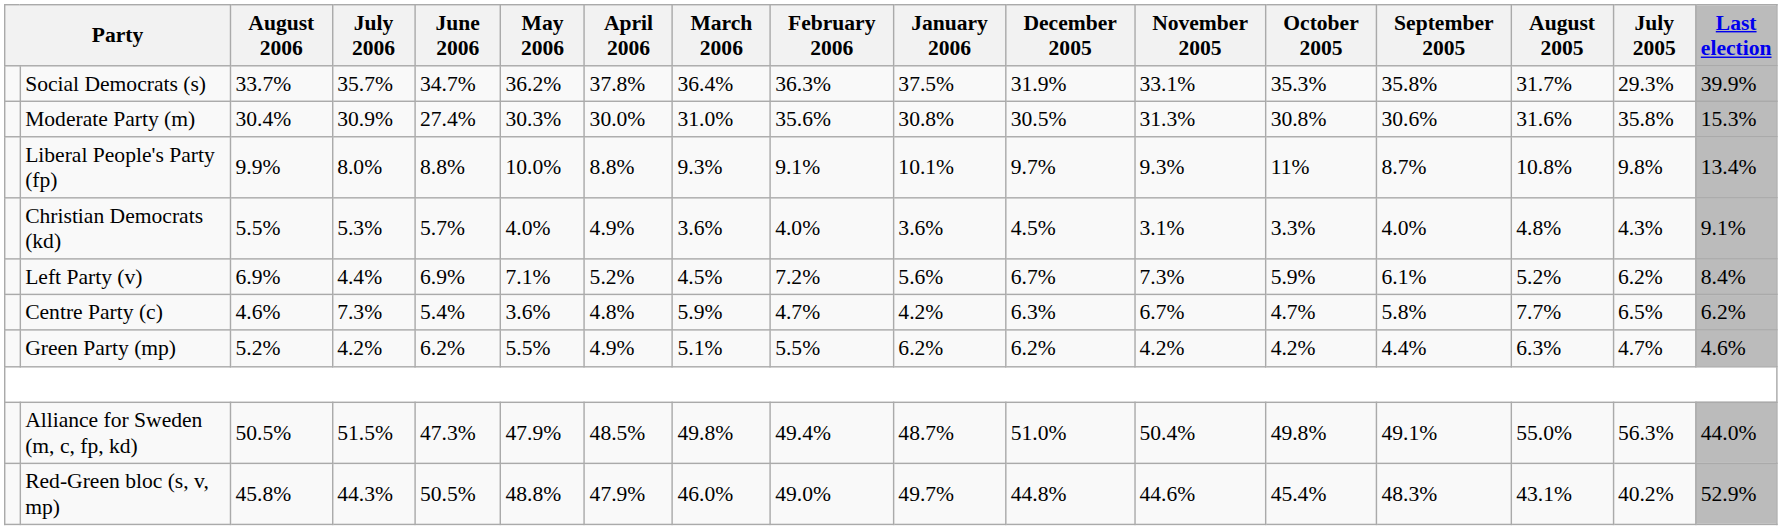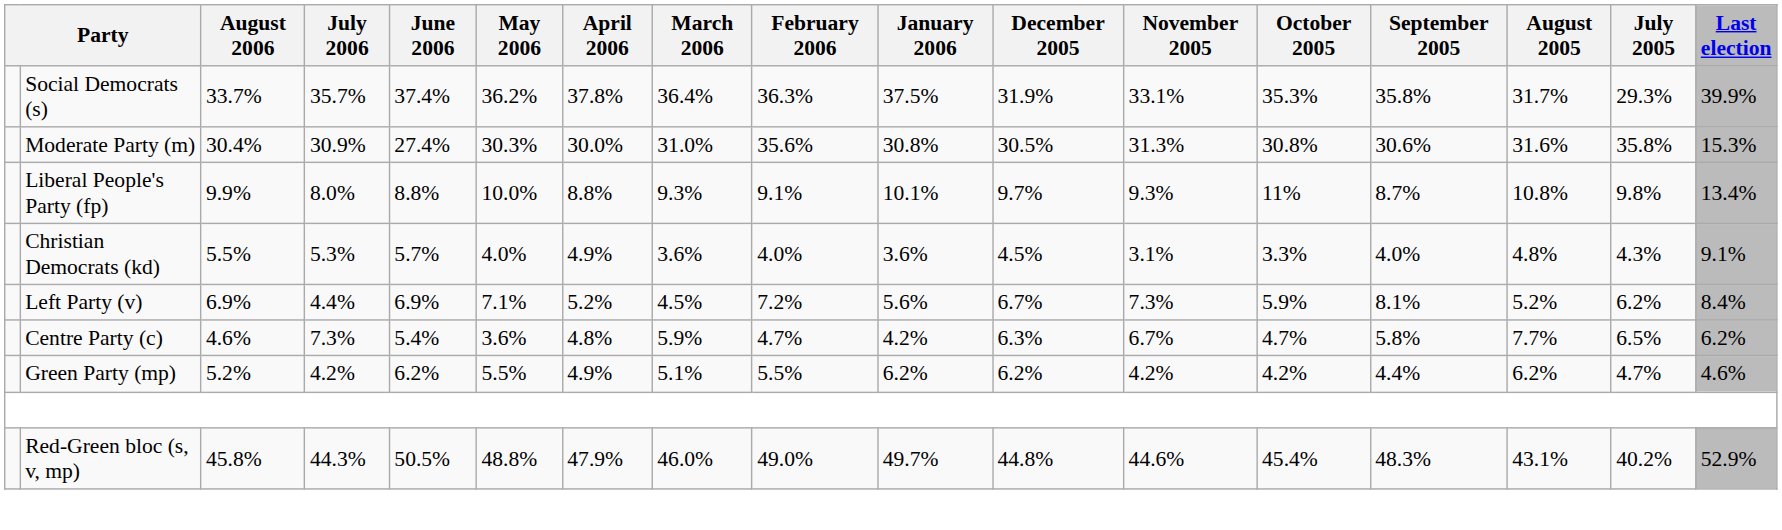(448, 83) 34.7% -> (422, 96) 37.4%
(1404, 277) 6.1% -> (1398, 302) 8.1%
(1539, 348) 6.3% -> (1535, 373) 6.2%
- row: (114, 432)
